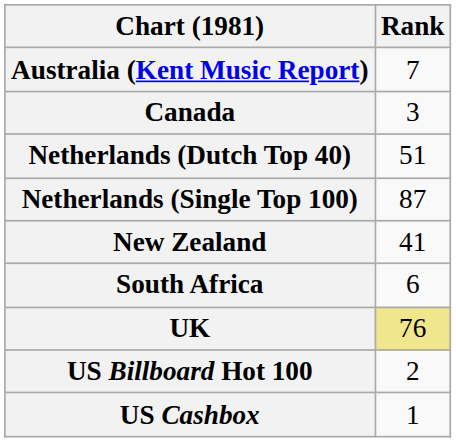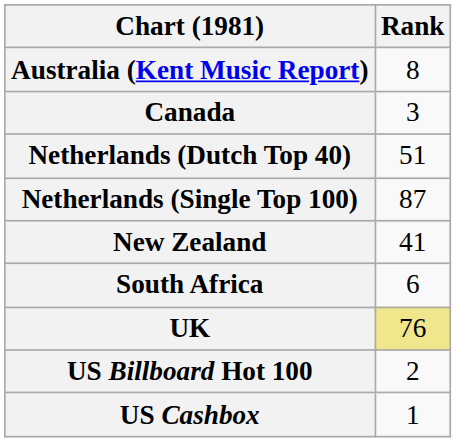(413, 69) 7 -> (413, 69) 8
